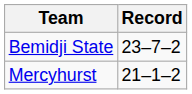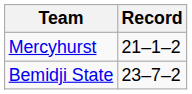rows swapped: (61, 46) <-> (53, 74)
